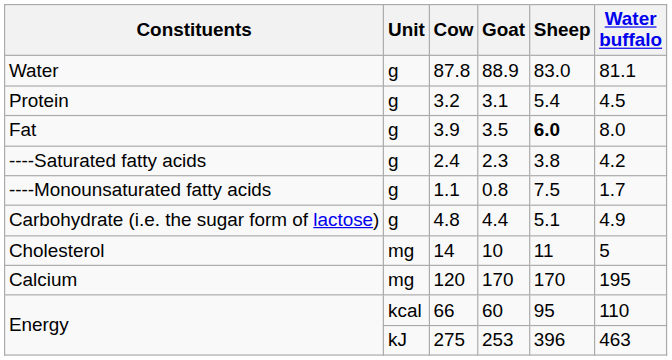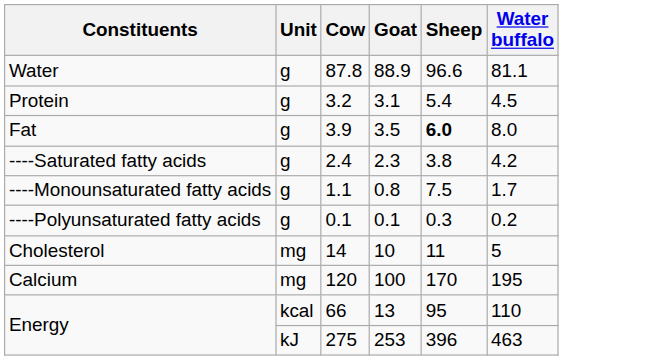(552, 70) 83.0 -> (444, 70) 96.6
+ row: (135, 220)
- row: (194, 220)
(498, 280) 170 -> (390, 280) 100
(493, 310) 60 -> (384, 310) 13
